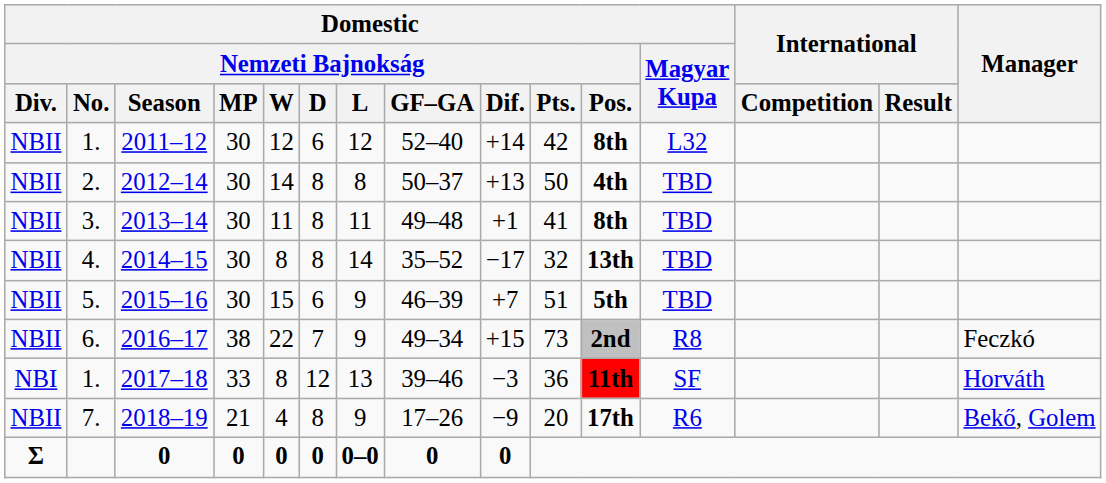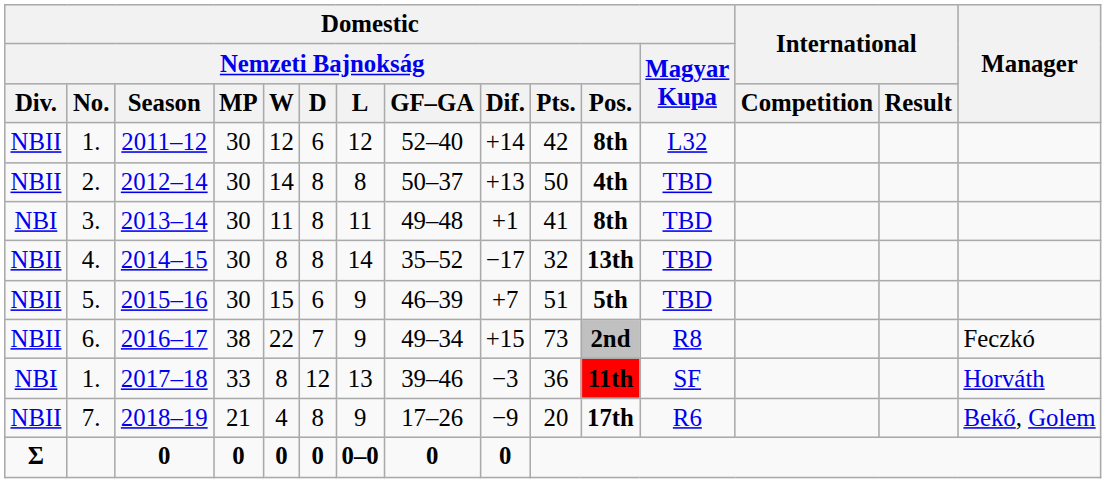(36, 220) NBII -> (36, 220) NBI
